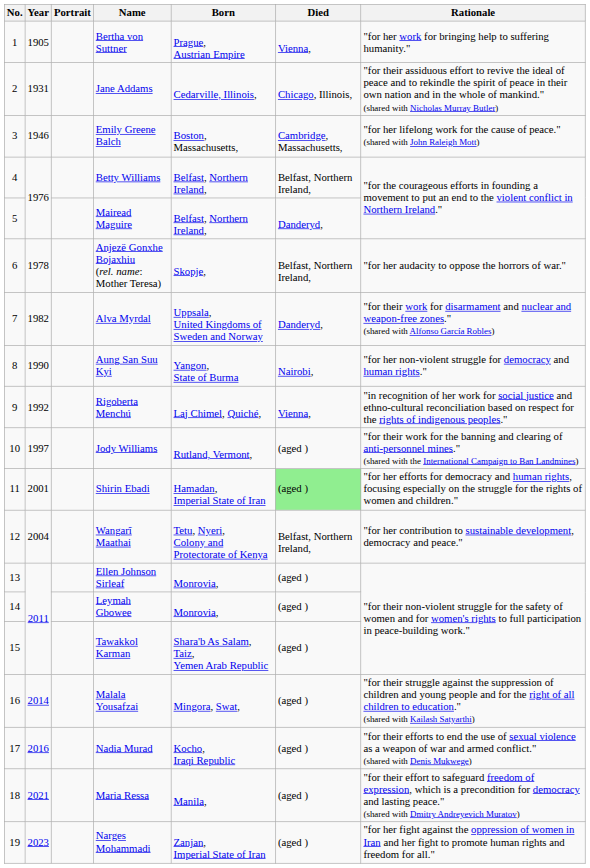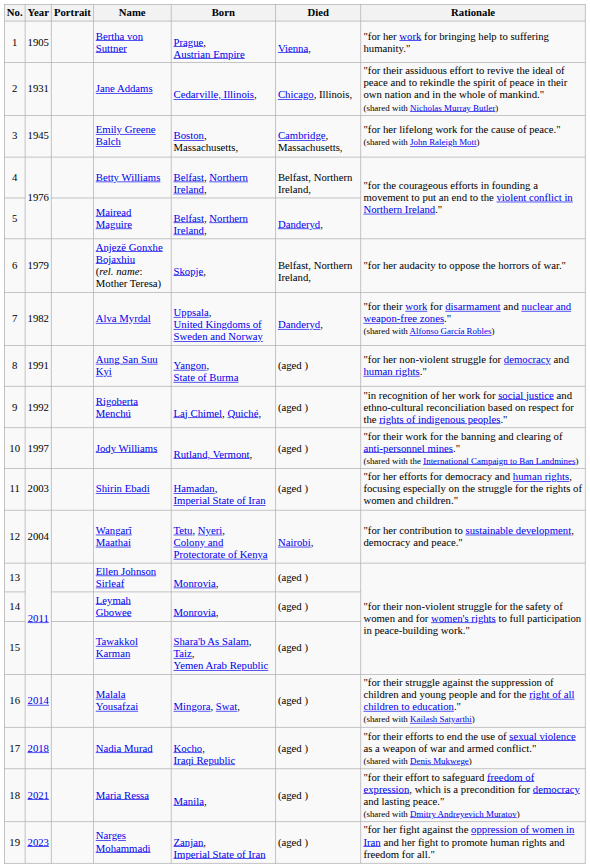(38, 136) 1946 -> (38, 136) 1945
(38, 265) 1978 -> (38, 265) 1979
(38, 366) 1990 -> (38, 366) 1991
(296, 372) Nairobi, -> (293, 366) (aged )
(294, 413) Vienna, -> (293, 407) (aged )
(38, 489) 2001 -> (38, 489) 2003
(293, 489) lightgreen background -> (293, 489) no background
(315, 542) Belfast, Northern Ireland, -> (296, 542) Nairobi,
(38, 748) 2016 -> (38, 748) 2018
